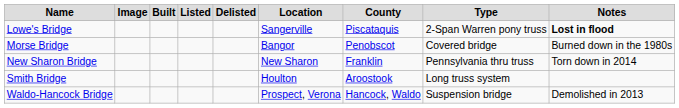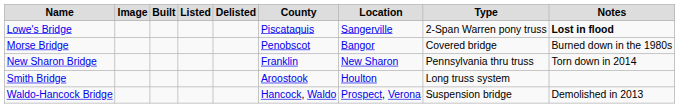columns swapped: (301, 12) <-> (383, 12)
